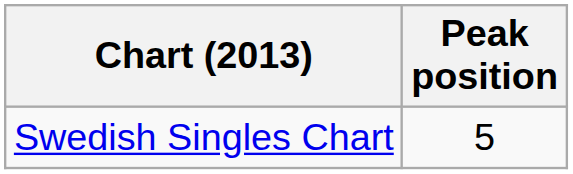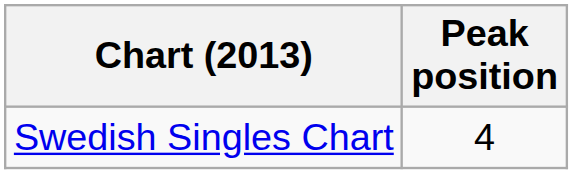(485, 136) 5 -> (485, 136) 4
